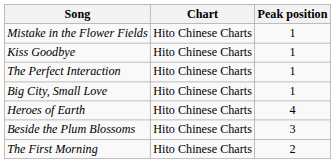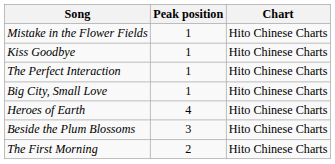columns swapped: (203, 14) <-> (292, 14)
